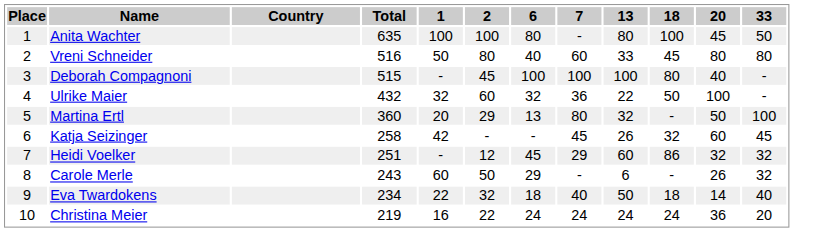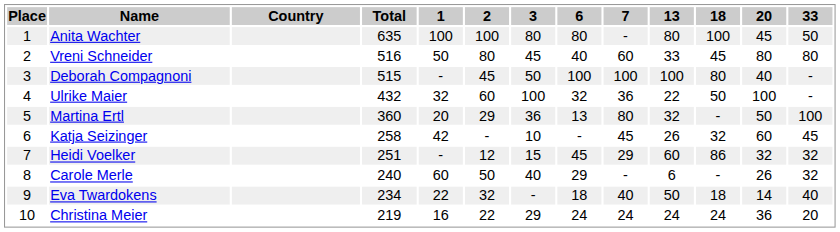+ column: (533, 16)
(389, 176) 243 -> (389, 176) 240
